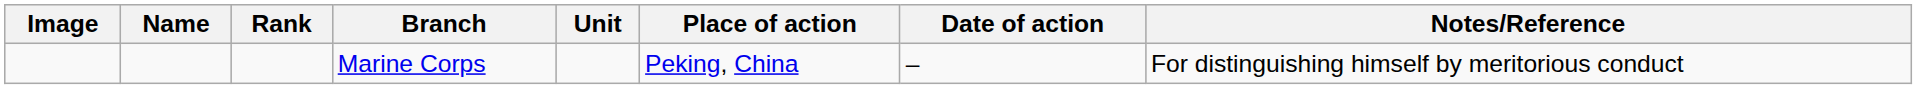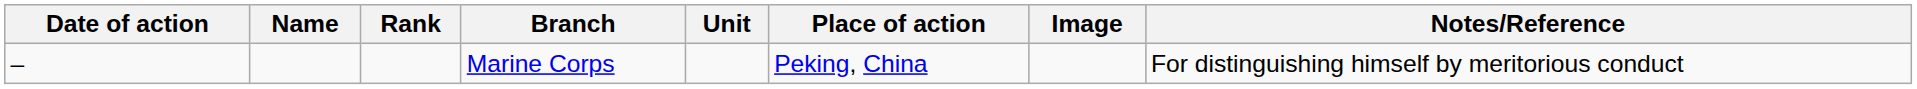columns swapped: (63, 24) <-> (1023, 24)
